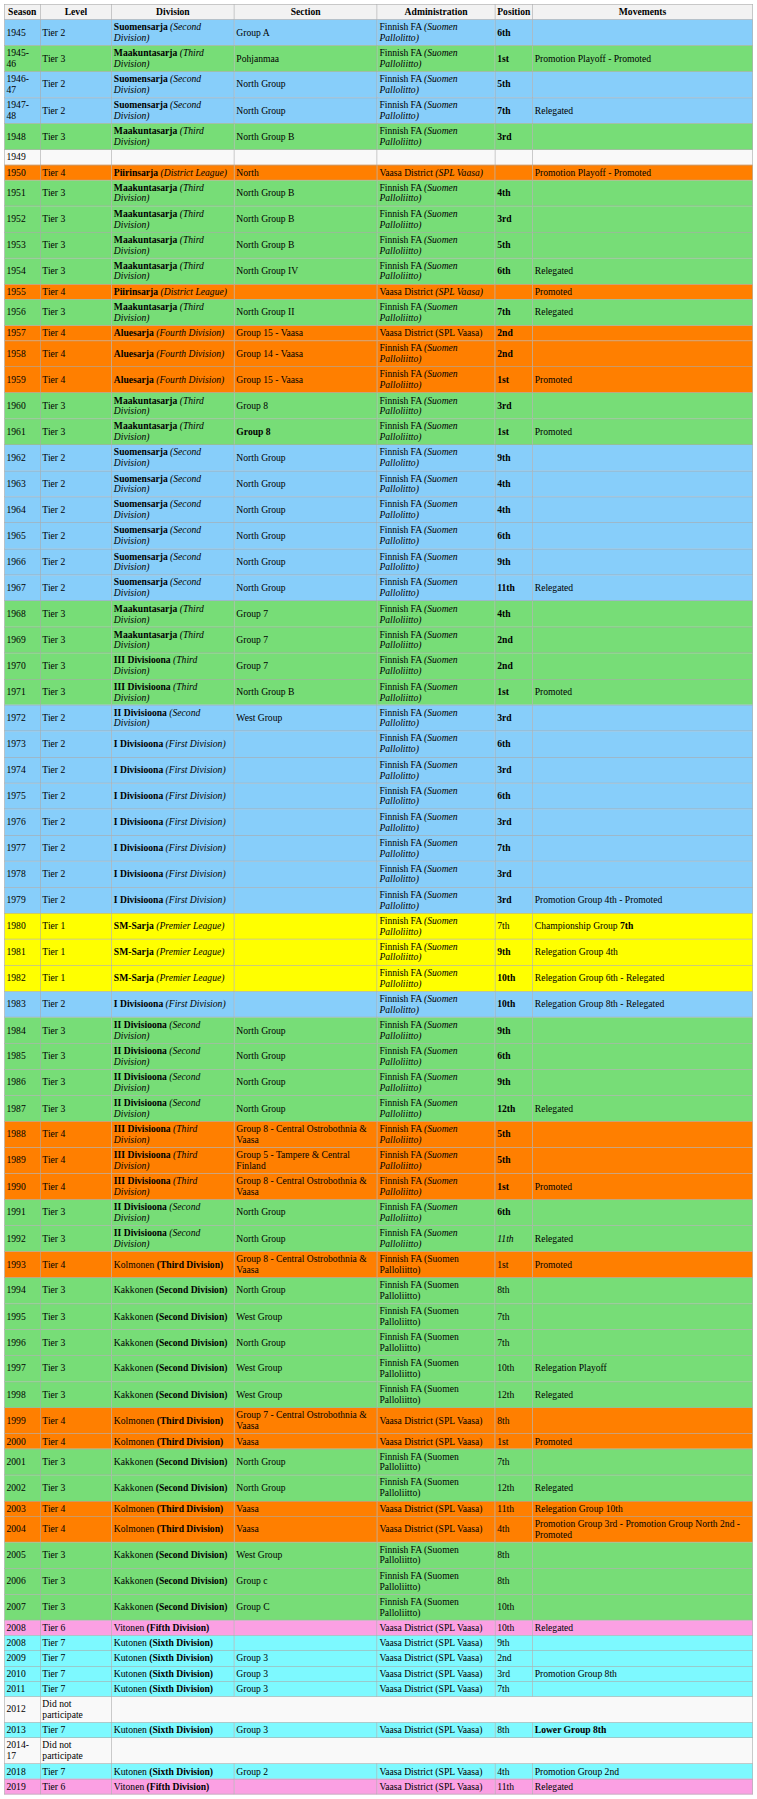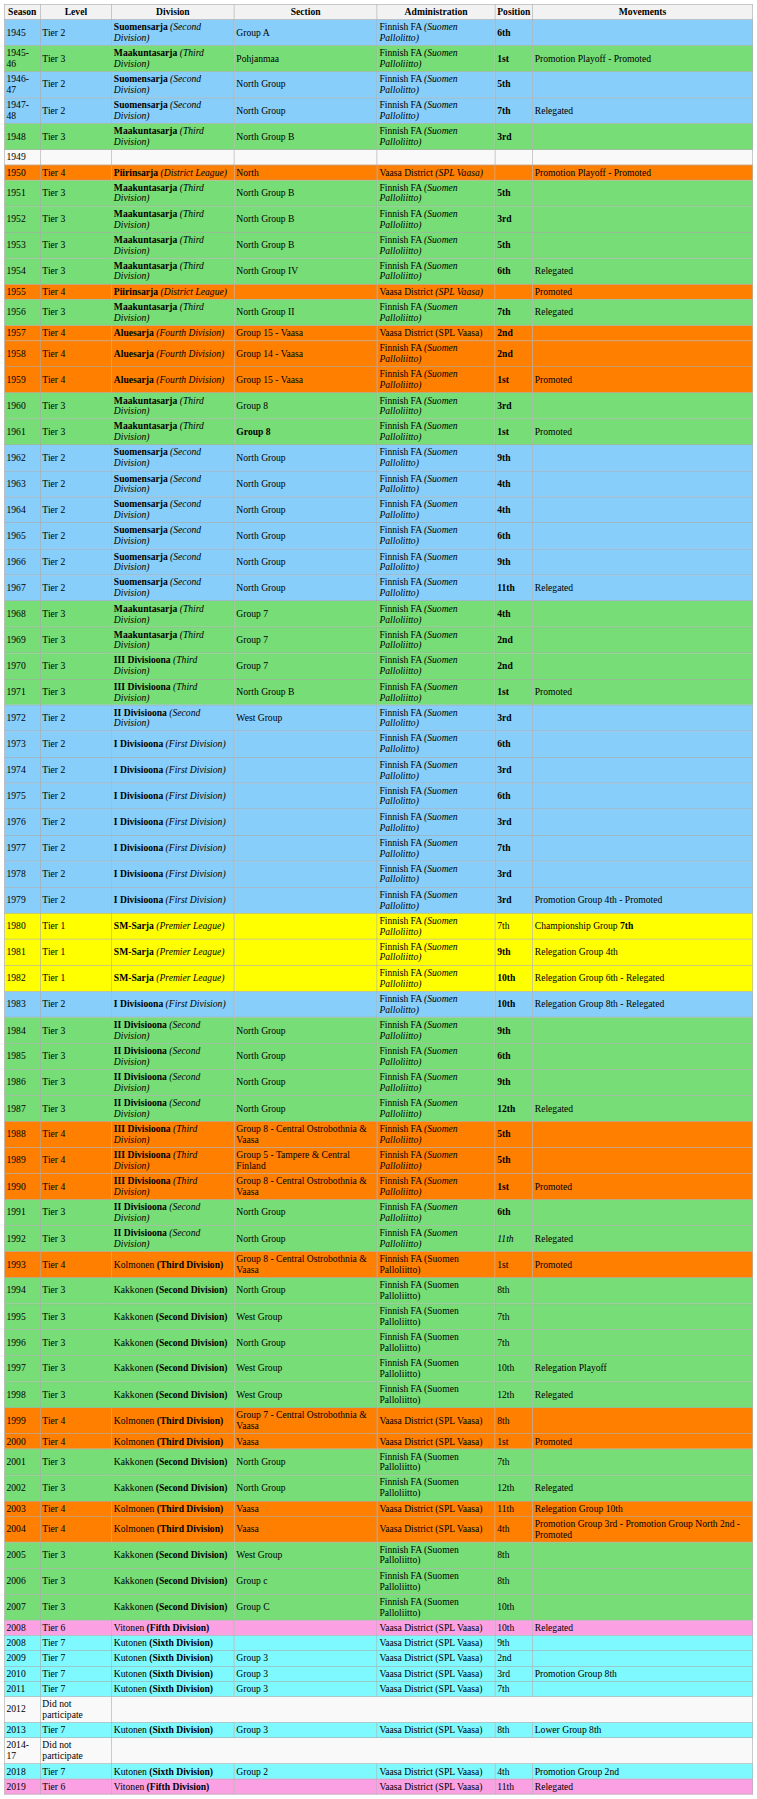(504, 193) 4th -> (504, 193) 5th
(571, 1730) bold -> (568, 1730) normal
